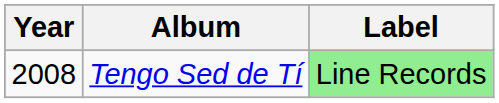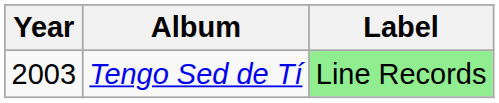(44, 73) 2008 -> (44, 73) 2003
